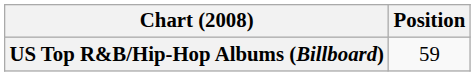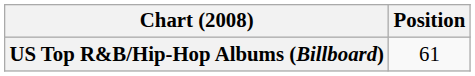(429, 53) 59 -> (429, 53) 61
